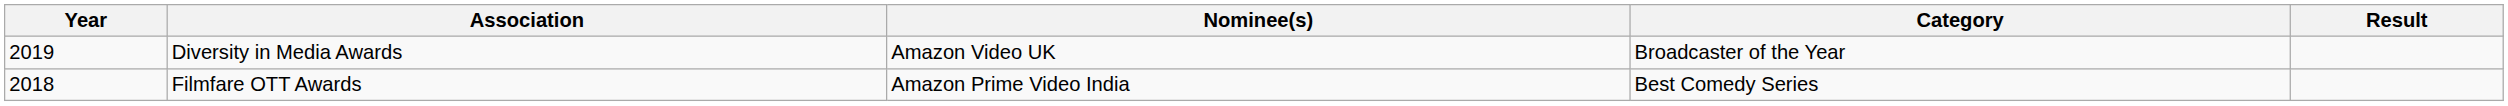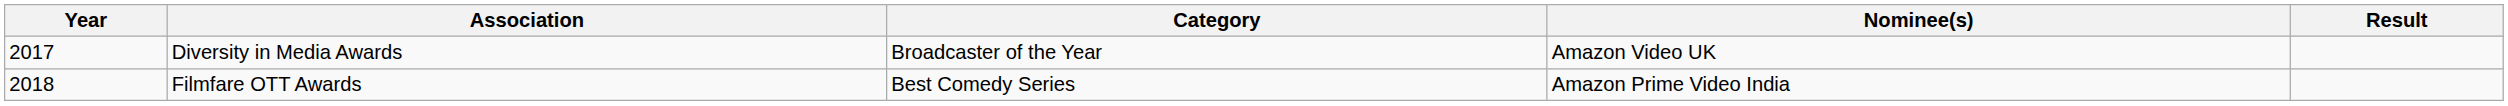columns swapped: (1960, 20) <-> (1258, 20)
(32, 52) 2019 -> (32, 52) 2017
